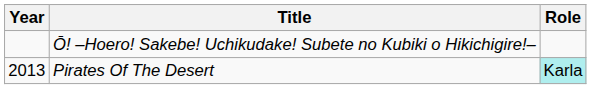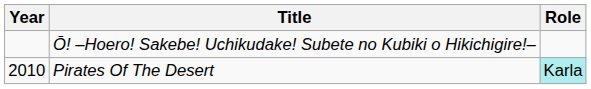(27, 70) 2013 -> (27, 70) 2010
